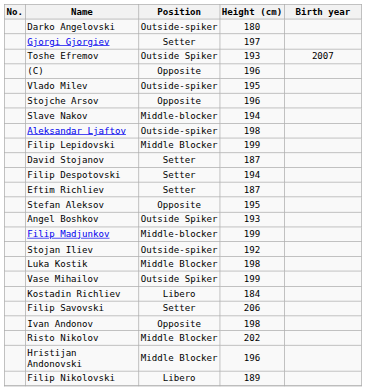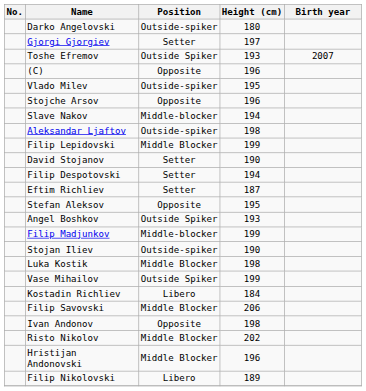(252, 160) 187 -> (252, 160) 190
(252, 249) 192 -> (252, 249) 190
(179, 308) Setter -> (179, 308) Middle Blocker
